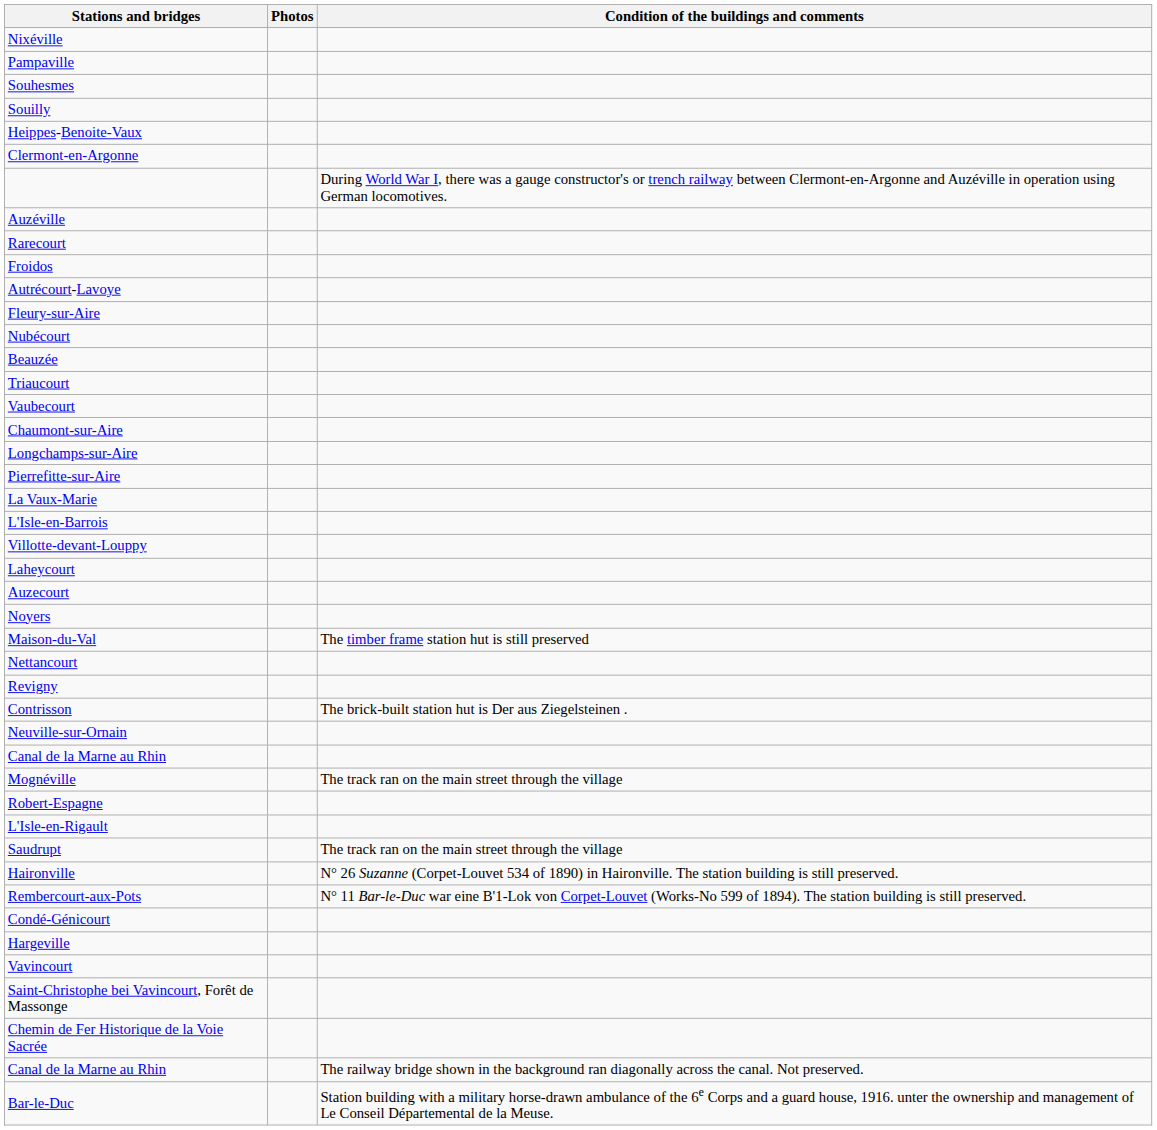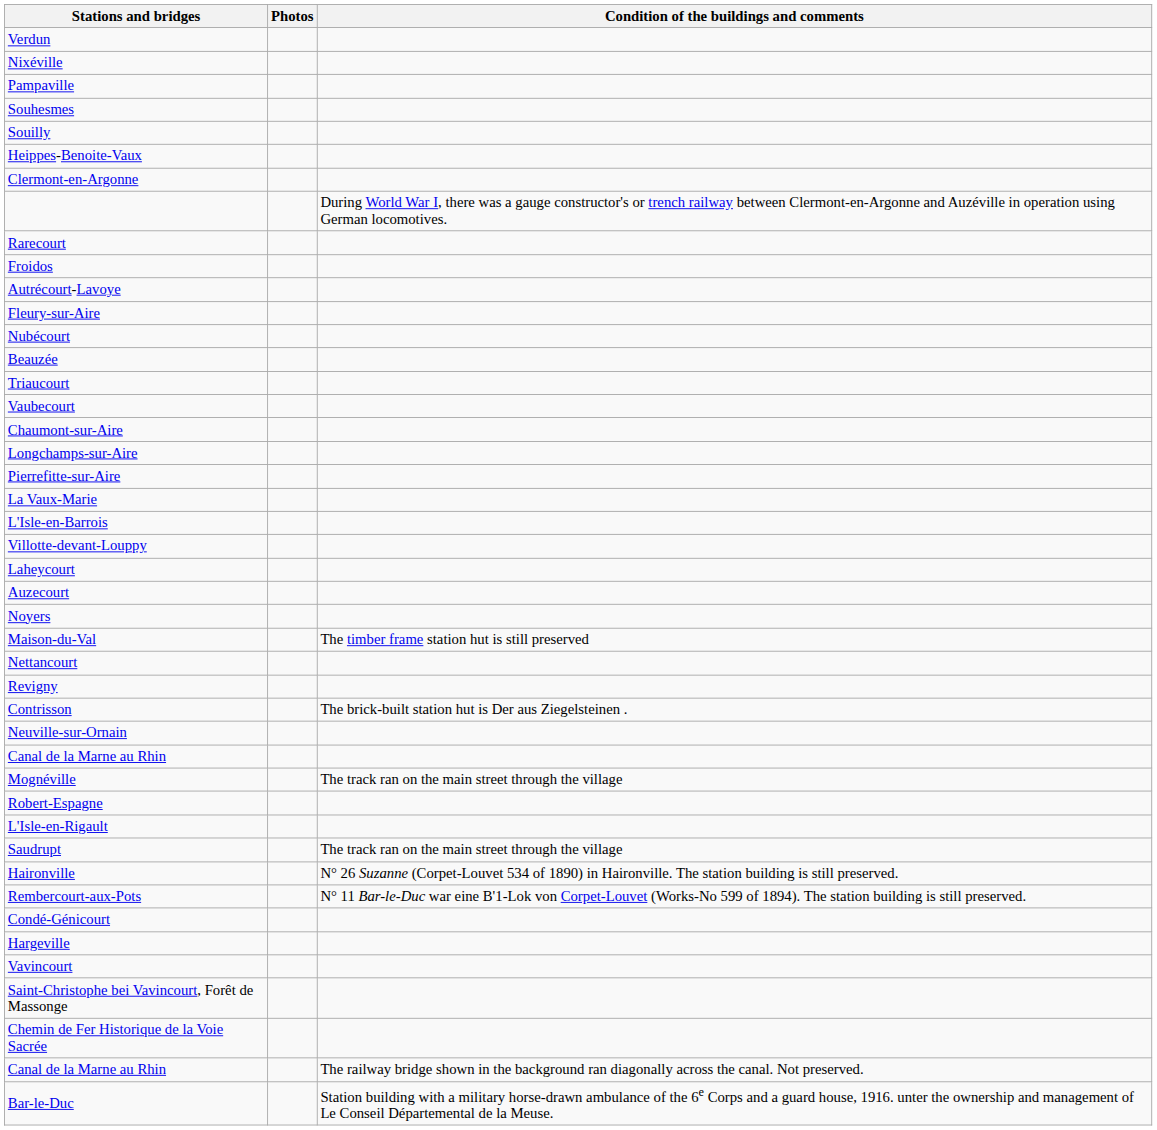+ row: (29, 39)
- row: (36, 219)
